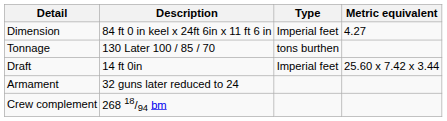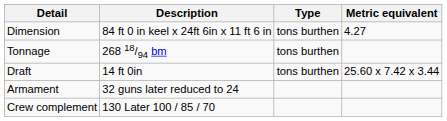(307, 31) Imperial feet -> (308, 31) tons burthen
(159, 48) 130 Later 100 / 85 / 70 -> (135, 51) 268 18/94 bm
(307, 66) Imperial feet -> (308, 71) tons burthen
(135, 105) 268 18/94 bm -> (159, 107) 130 Later 100 / 85 / 70
